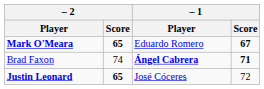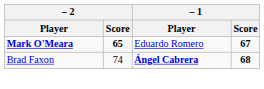(245, 60) 71 -> (245, 60) 68
- row: (40, 76)
